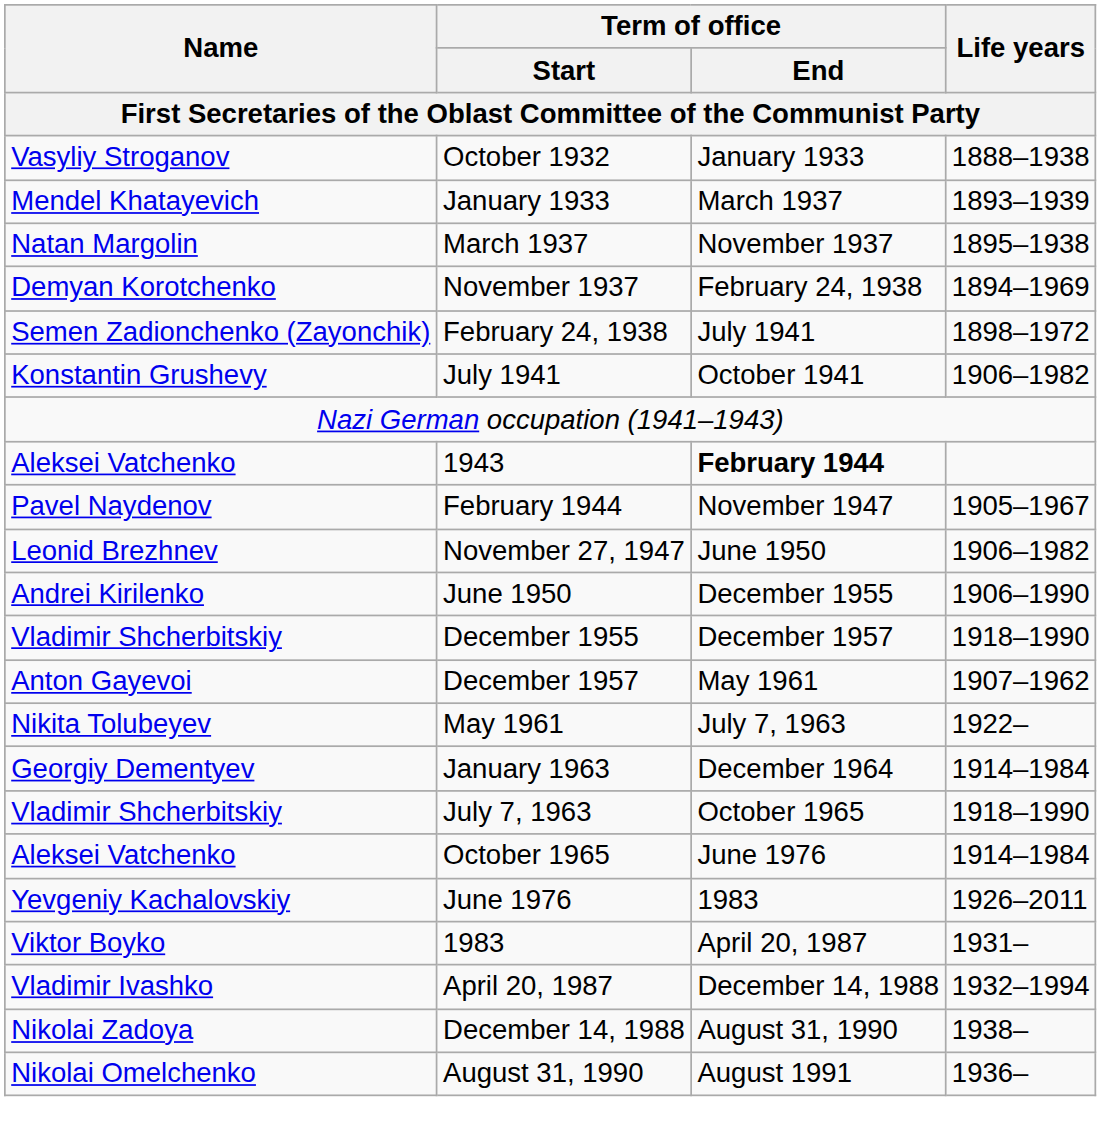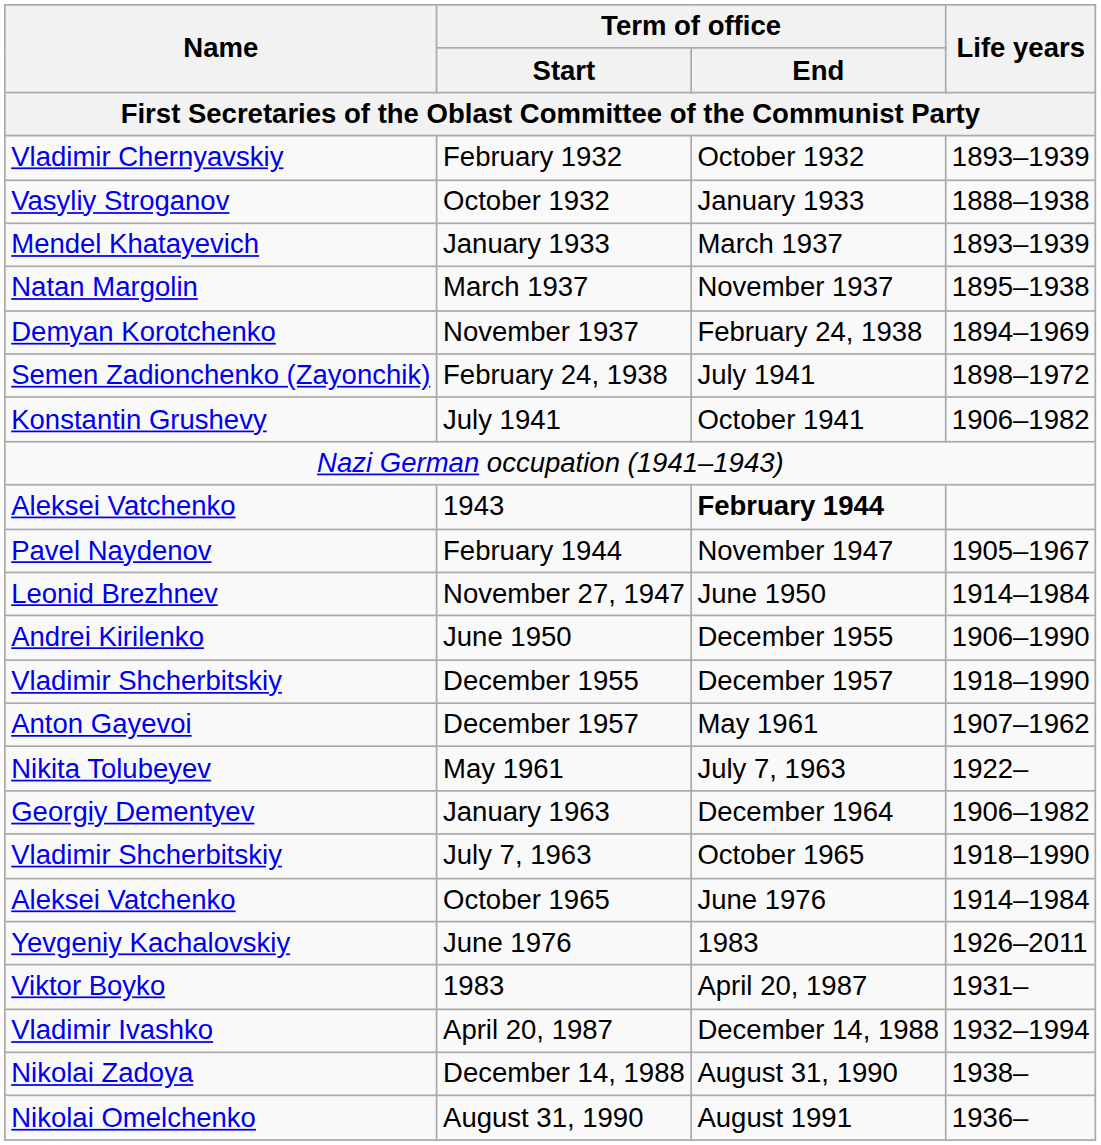+ row: (533, 157)
(1021, 550) 1906–1982 -> (1021, 593) 1914–1984
(1021, 768) 1914–1984 -> (1021, 811) 1906–1982
